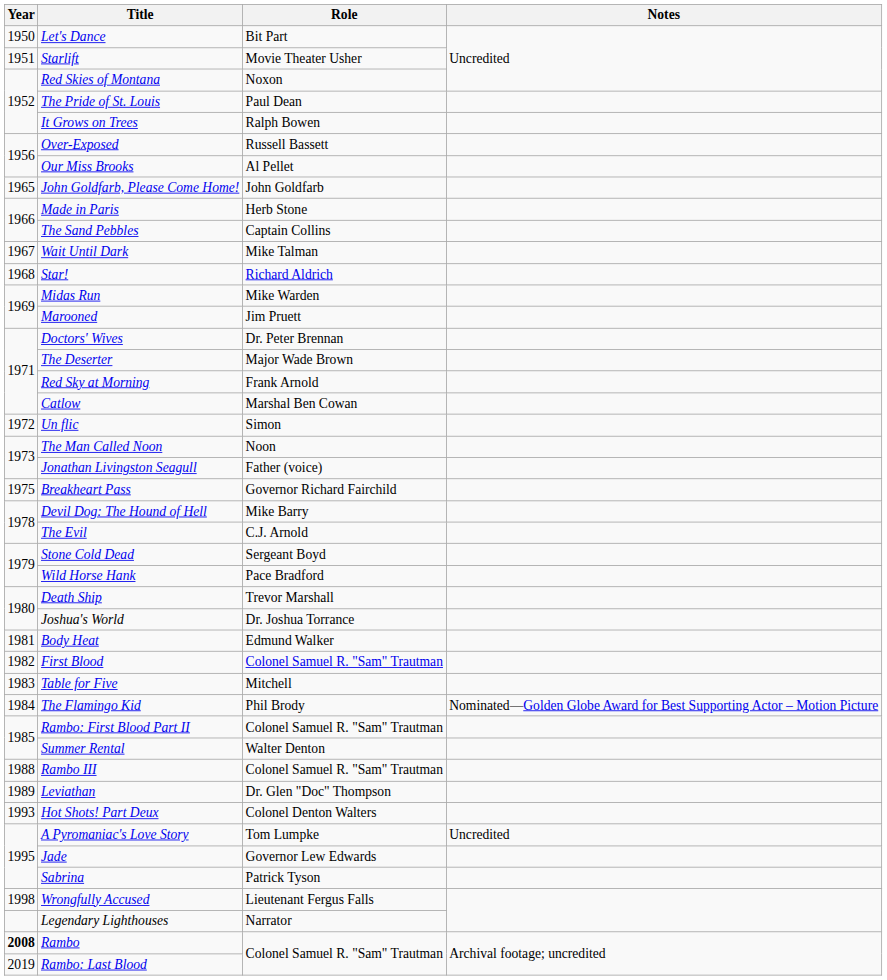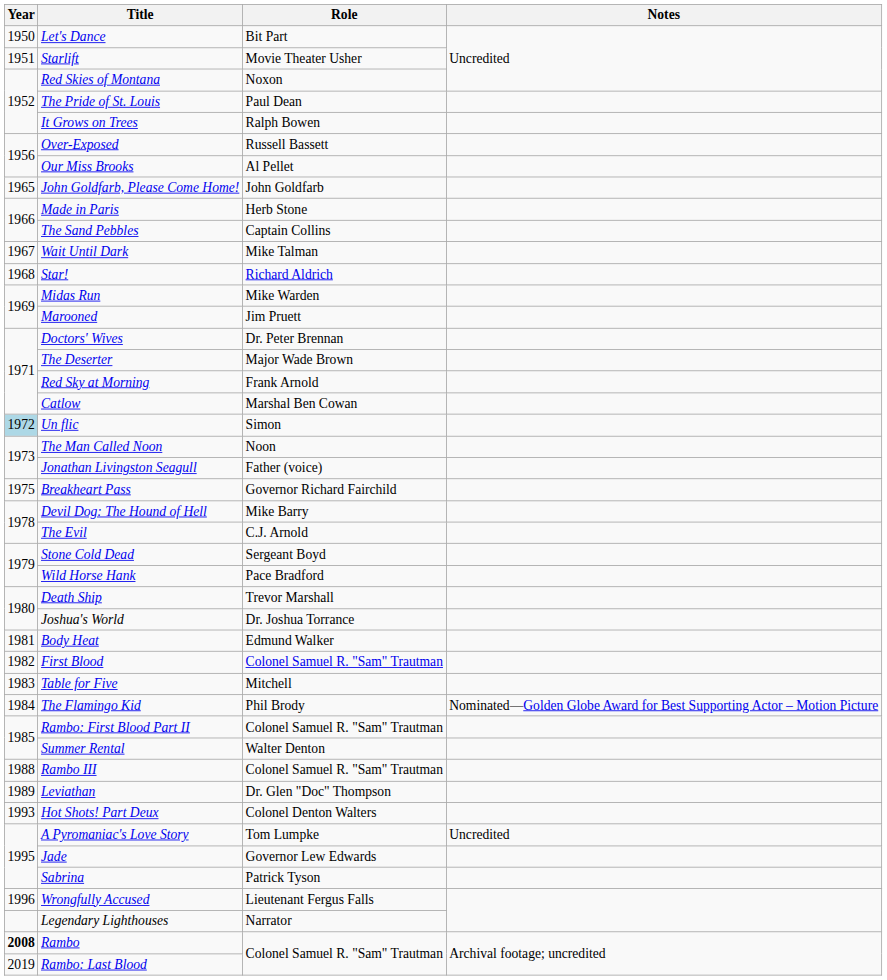(21, 425) no background -> (21, 425) lightblue background
(21, 899) 1998 -> (21, 899) 1996
